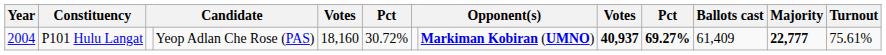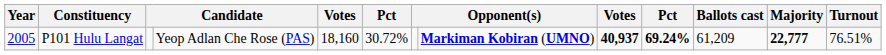(21, 38) 2004 -> (21, 38) 2005
(668, 38) 69.27% -> (668, 38) 69.24%
(716, 38) 61,409 -> (716, 38) 61,209
(851, 38) 75.61% -> (851, 38) 76.51%
